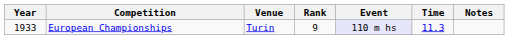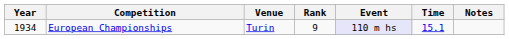(25, 27) 1933 -> (25, 27) 1934
(433, 27) 11.3 -> (433, 27) 15.1
